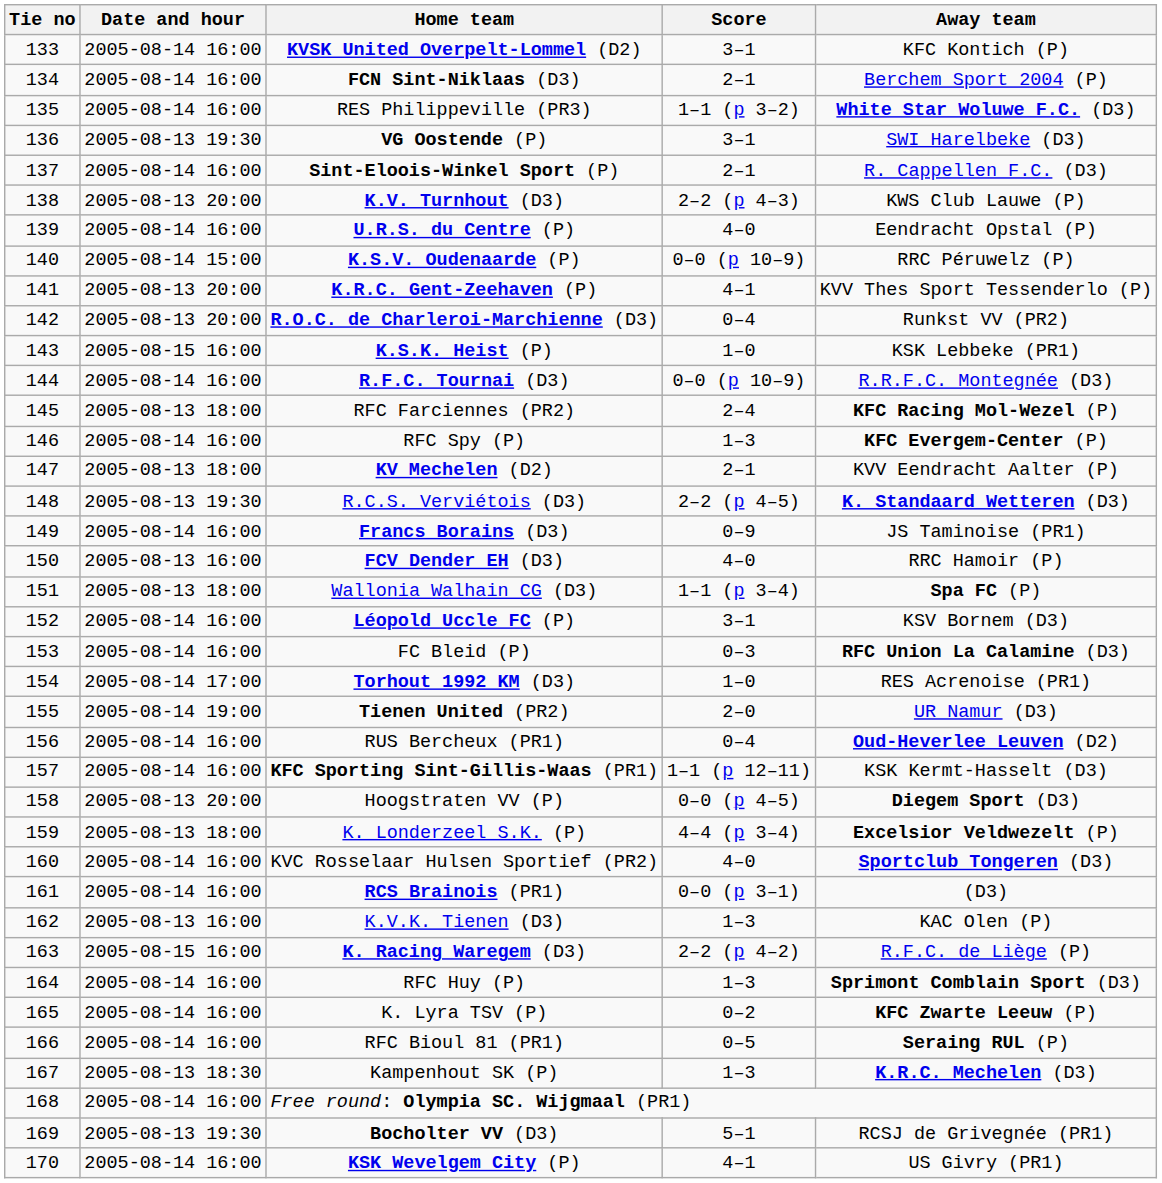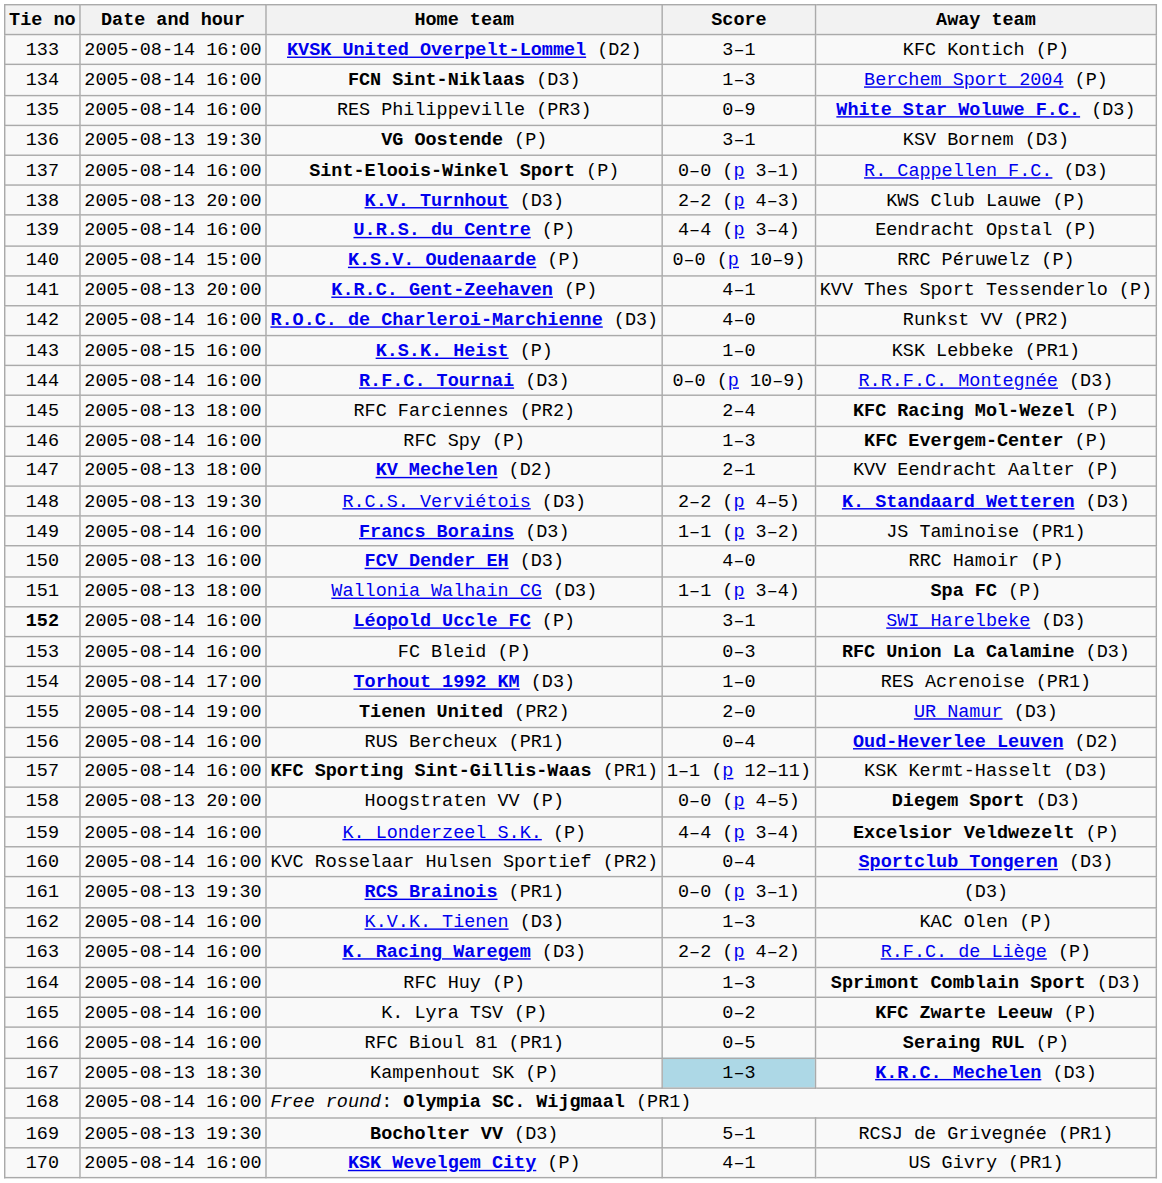(739, 80) 2–1 -> (739, 80) 1–3
(739, 110) 1–1 (p 3–2) -> (739, 110) 0–9
(986, 140) SWI Harelbeke (D3) -> (986, 140) KSV Bornem (D3)
(739, 170) 2–1 -> (739, 170) 0–0 (p 3–1)
(739, 230) 4–0 -> (739, 230) 4–4 (p 3–4)
(173, 321) 2005-08-13 20:00 -> (173, 321) 2005-08-14 16:00
(739, 321) 0–4 -> (739, 321) 4–0
(739, 531) 0–9 -> (739, 531) 1–1 (p 3–2)
(42, 621) normal -> (42, 621) bold
(986, 621) KSV Bornem (D3) -> (986, 621) SWI Harelbeke (D3)
(173, 832) 2005-08-13 18:00 -> (173, 832) 2005-08-14 16:00
(739, 862) 4–0 -> (739, 862) 0–4
(173, 892) 2005-08-14 16:00 -> (173, 892) 2005-08-13 19:30
(173, 922) 2005-08-13 16:00 -> (173, 922) 2005-08-14 16:00
(173, 952) 2005-08-15 16:00 -> (173, 952) 2005-08-14 16:00
(739, 1073) no background -> (739, 1073) lightblue background
